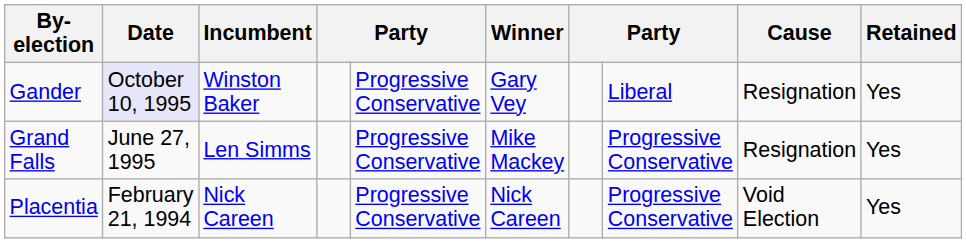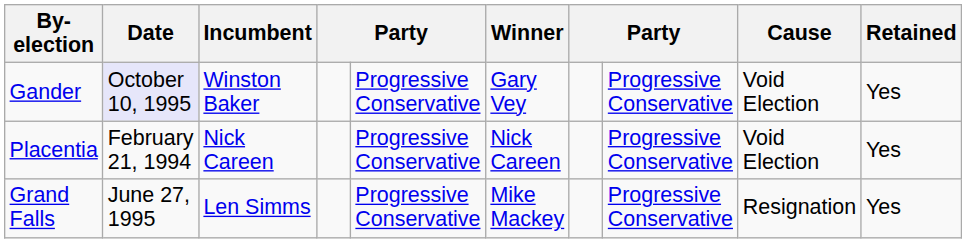(640, 91) Liberal -> (670, 91) Progressive Conservative
(799, 91) Resignation -> (781, 91) Void Election
rows swapped: (39, 149) <-> (54, 207)
